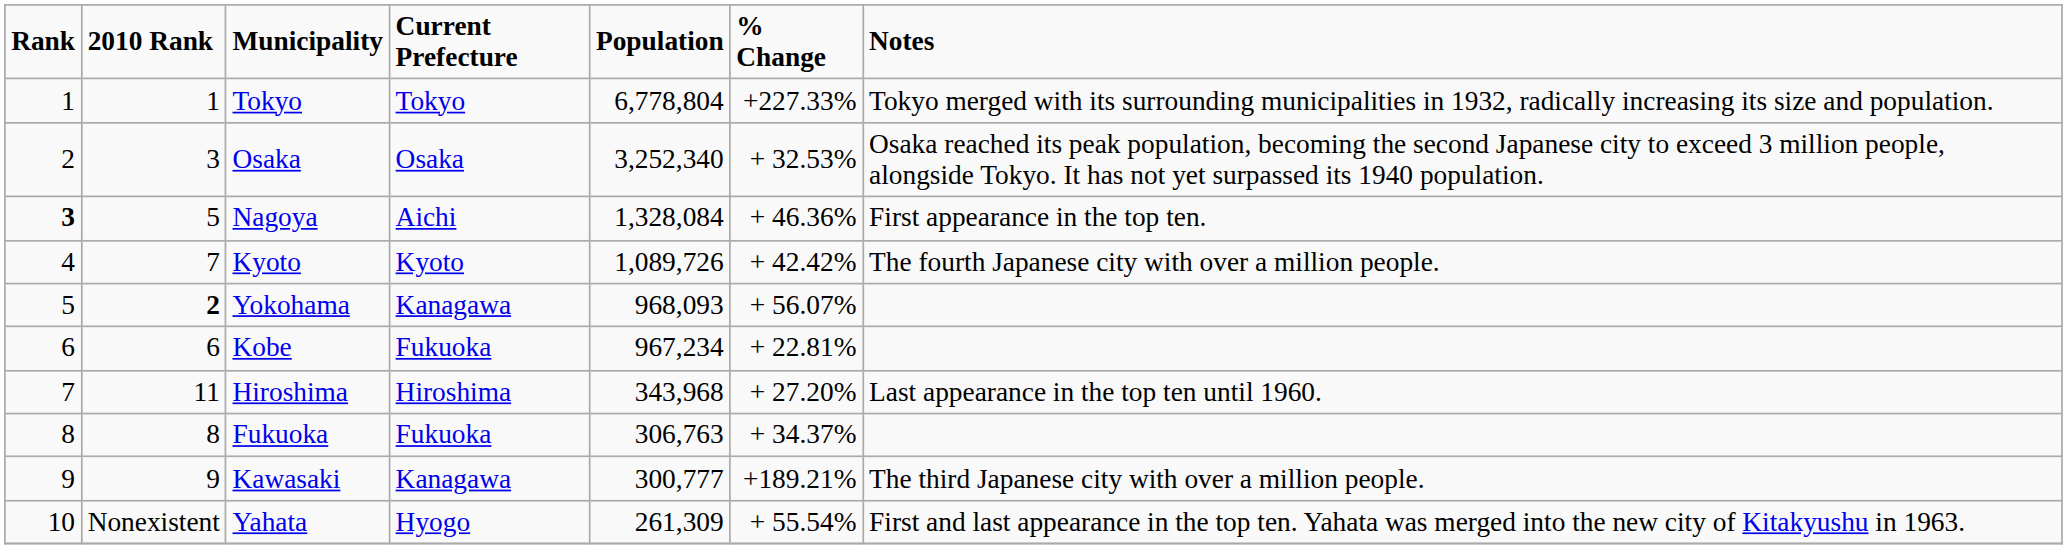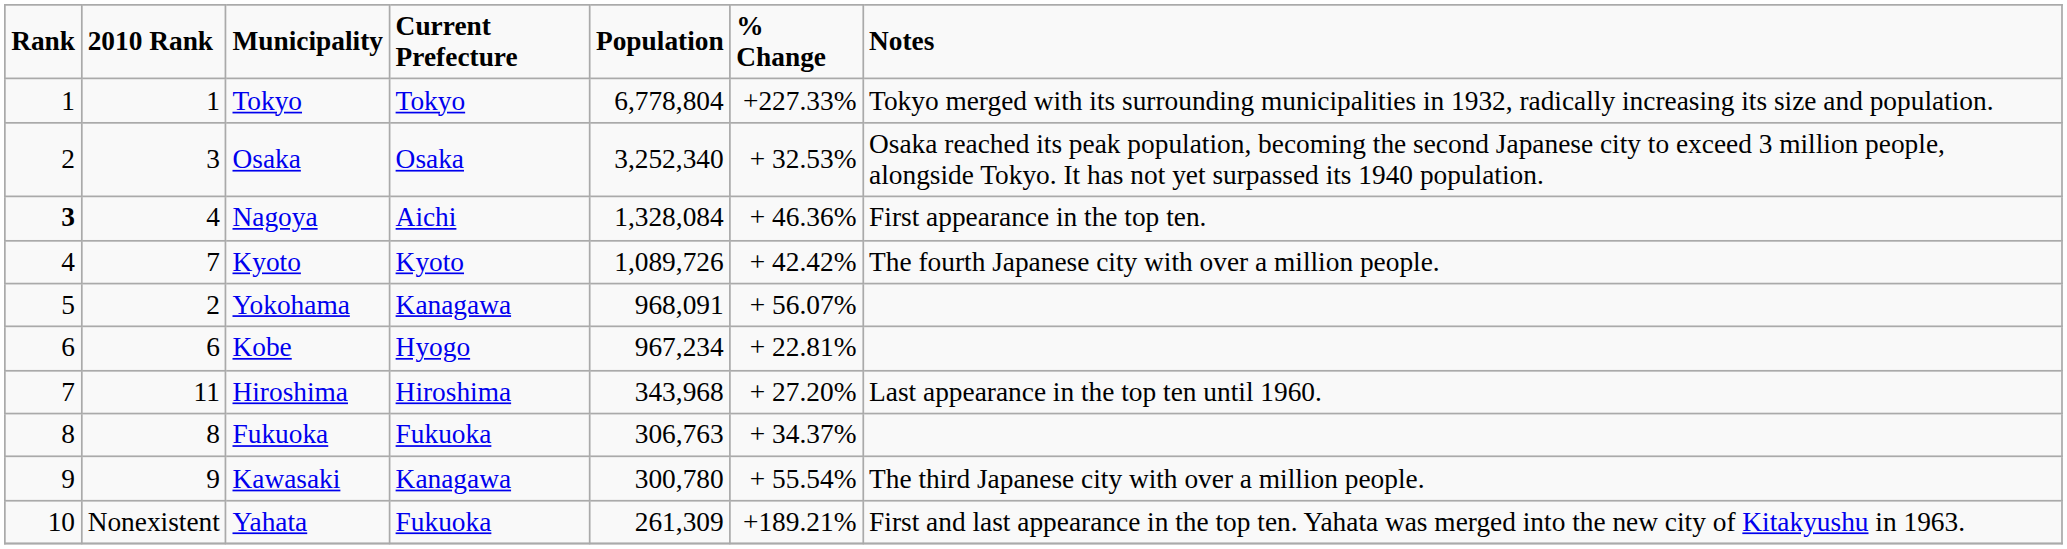(213, 217) 5 -> (213, 217) 4
(213, 304) bold -> (213, 304) normal
(679, 304) 968,093 -> (679, 304) 968,091
(443, 348) Fukuoka -> (433, 348) Hyogo
(679, 478) 300,777 -> (679, 478) 300,780
(800, 478) +189.21% -> (803, 478) + 55.54%
(433, 521) Hyogo -> (443, 521) Fukuoka
(803, 521) + 55.54% -> (800, 521) +189.21%
